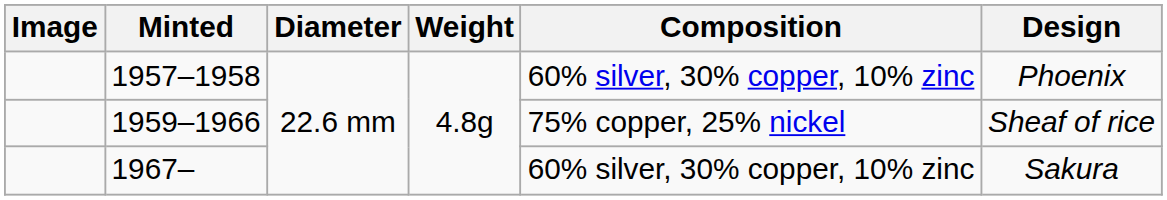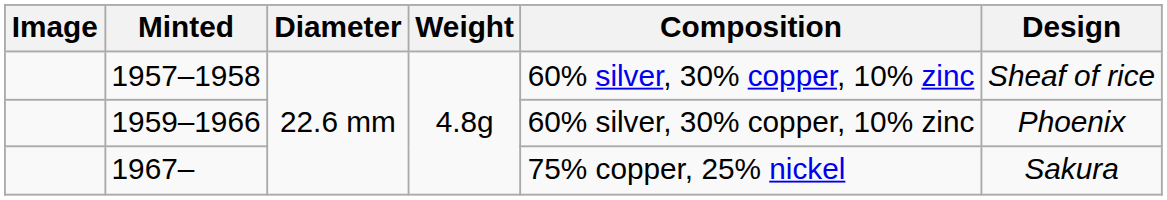(1072, 75) Phoenix -> (1072, 75) Sheaf of rice
(687, 122) 75% copper, 25% nickel -> (751, 122) 60% silver, 30% copper, 10% zinc
(1072, 122) Sheaf of rice -> (1072, 122) Phoenix
(751, 169) 60% silver, 30% copper, 10% zinc -> (687, 169) 75% copper, 25% nickel
